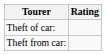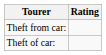rows swapped: (31, 27) <-> (36, 43)
